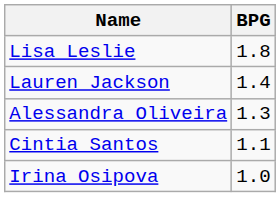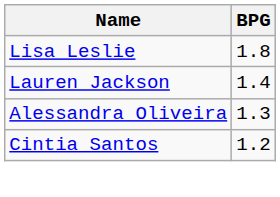(253, 145) 1.1 -> (253, 145) 1.2
- row: (84, 176)
